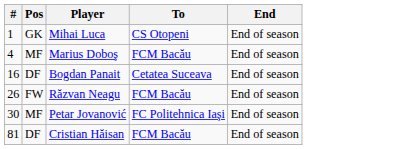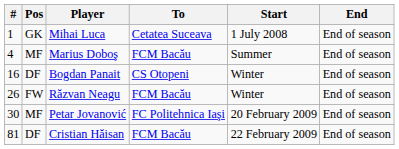+ column: (274, 14)
(160, 34) CS Otopeni -> (172, 34) Cetatea Suceava
(172, 74) Cetatea Suceava -> (160, 74) CS Otopeni
